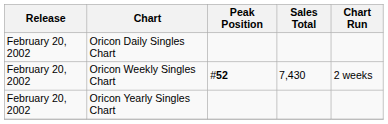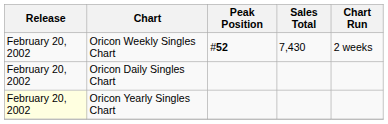rows swapped: (137, 47) <-> (143, 76)
(37, 104) no background -> (37, 104) lightyellow background
